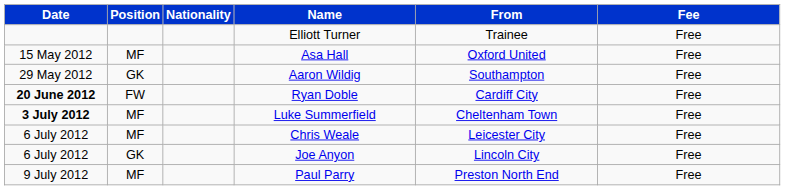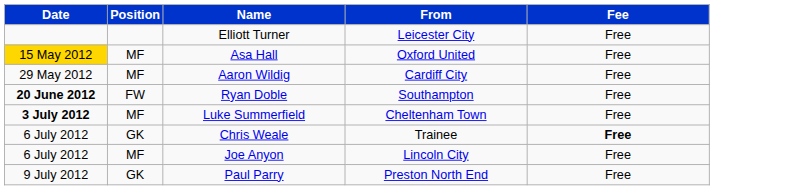- column: (198, 15)
(507, 35) Trainee -> (436, 35) Leicester City
(56, 55) no background -> (56, 55) gold background
(135, 75) GK -> (135, 75) MF
(507, 75) Southampton -> (436, 75) Cardiff City
(507, 95) Cardiff City -> (436, 95) Southampton
(135, 135) MF -> (135, 135) GK
(507, 135) Leicester City -> (436, 135) Trainee
(689, 135) normal -> (618, 135) bold
(135, 155) GK -> (135, 155) MF
(135, 175) MF -> (135, 175) GK
